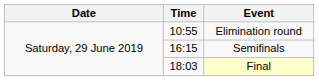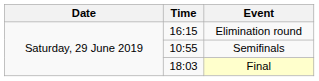(184, 31) 10:55 -> (184, 31) 16:15
(184, 48) 16:15 -> (184, 48) 10:55
